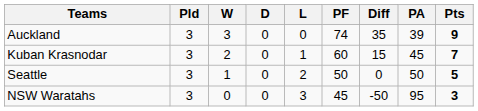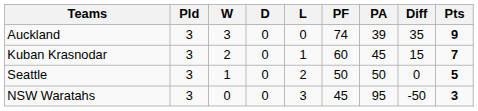columns swapped: (417, 14) <-> (379, 14)
